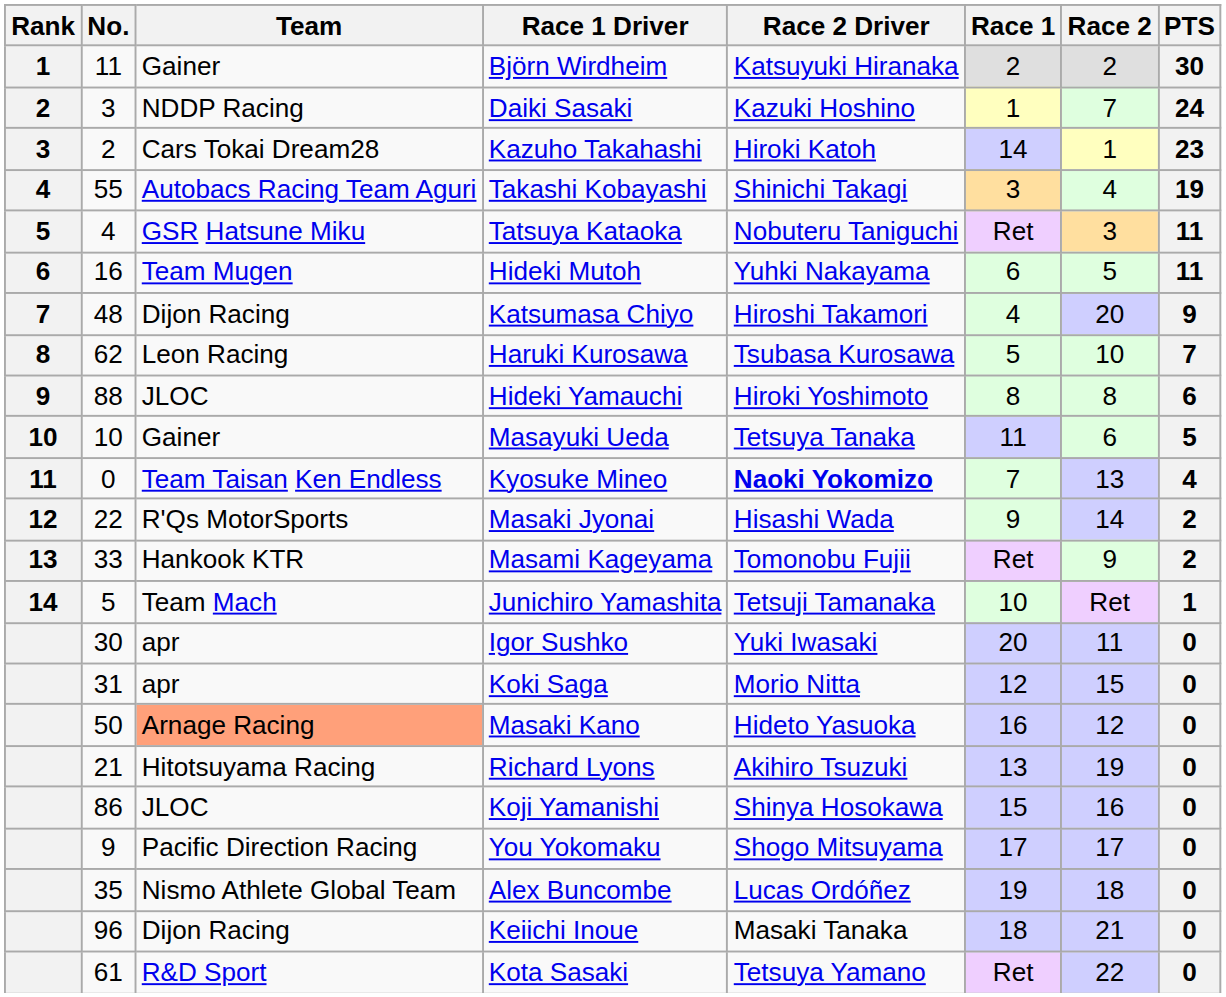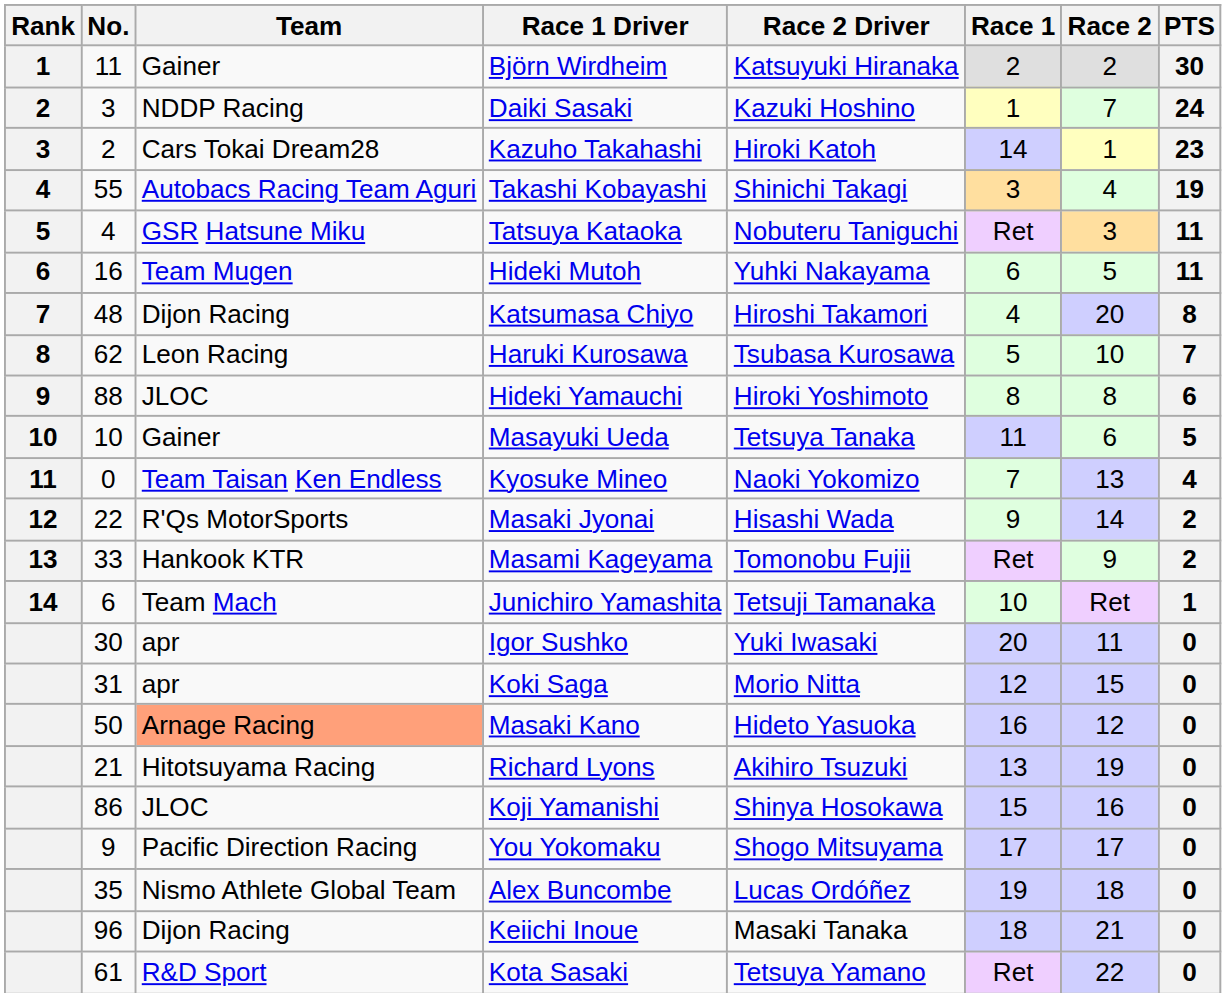(1189, 313) 9 -> (1189, 313) 8
(833, 478) bold -> (827, 478) normal
(108, 601) 5 -> (108, 601) 6
